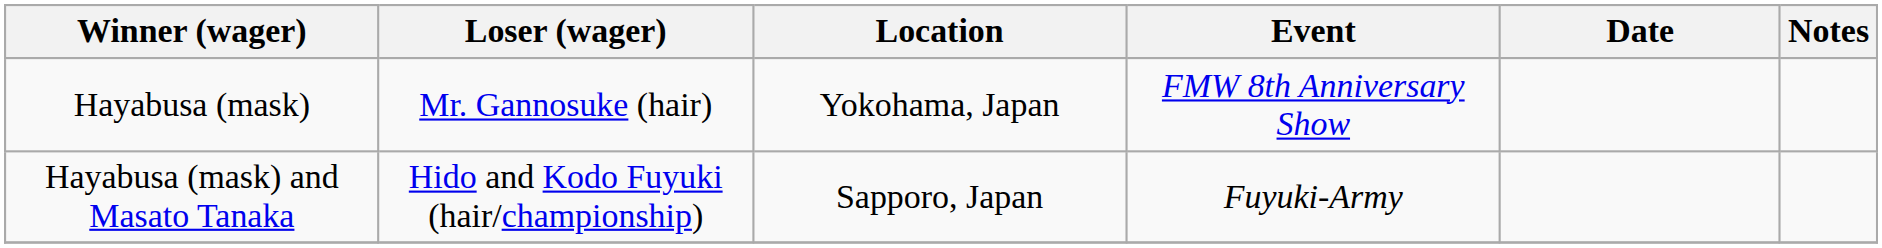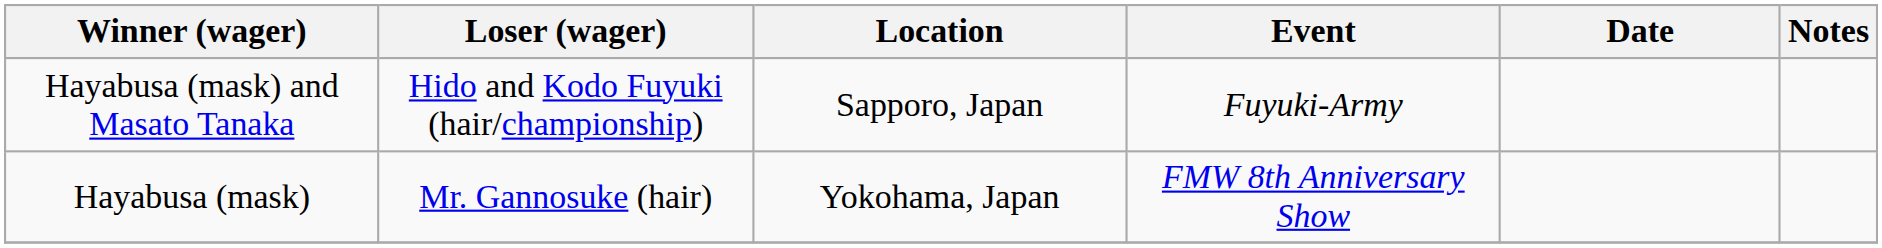rows swapped: (192, 104) <-> (192, 196)
